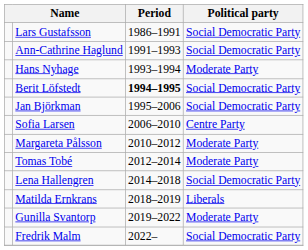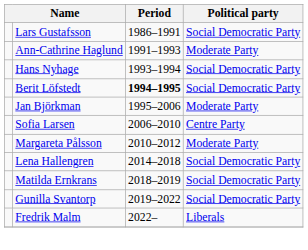(243, 50) Social Democratic Party -> (222, 50) Moderate Party
(222, 69) Moderate Party -> (243, 69) Social Democratic Party
(243, 106) Social Democratic Party -> (222, 106) Moderate Party
- row: (44, 161)
(205, 198) Liberals -> (243, 180) Social Democratic Party
(222, 217) Moderate Party -> (243, 198) Social Democratic Party
(243, 236) Social Democratic Party -> (205, 217) Liberals
